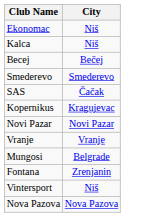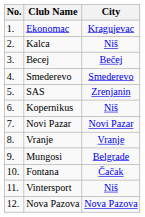+ column: (14, 12)
(91, 28) Niš -> (111, 28) Kragujevac
(91, 92) Čačak -> (111, 92) Zrenjanin
(91, 108) Kragujevac -> (111, 108) Niš
(91, 172) Zrenjanin -> (111, 172) Čačak
